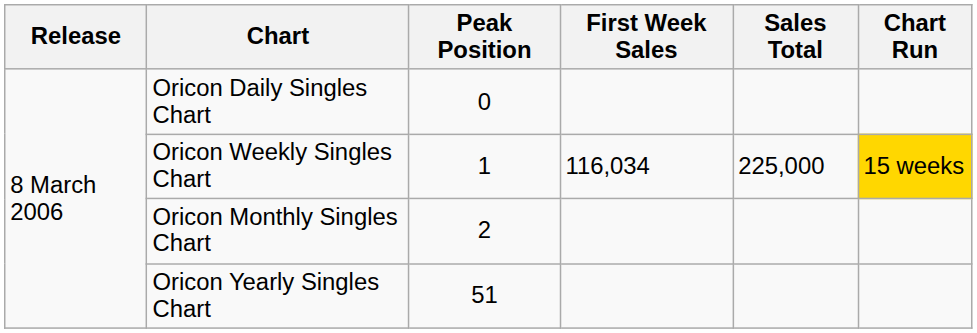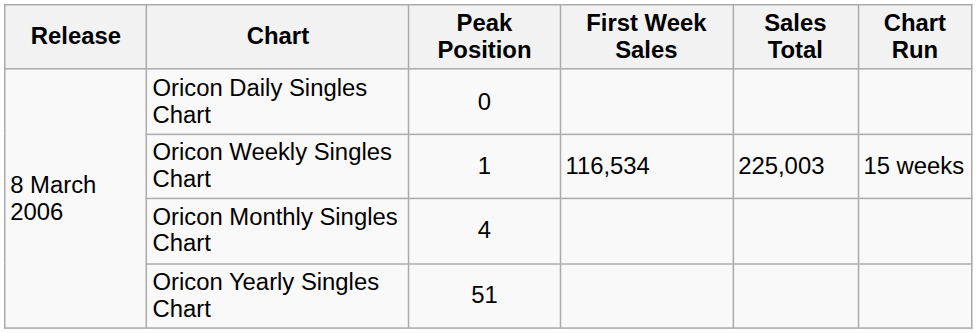(608, 166) 116,034 -> (608, 166) 116,534
(781, 166) 225,000 -> (781, 166) 225,003
(914, 166) gold background -> (914, 166) no background
(484, 230) 2 -> (484, 230) 4
